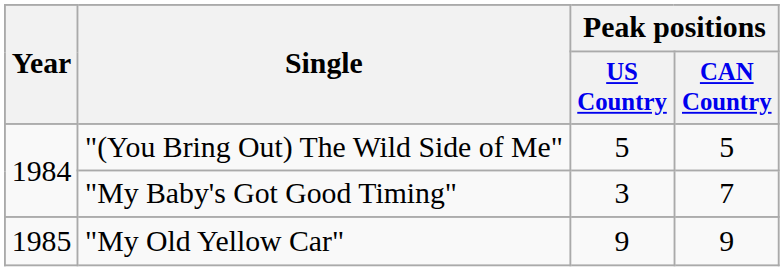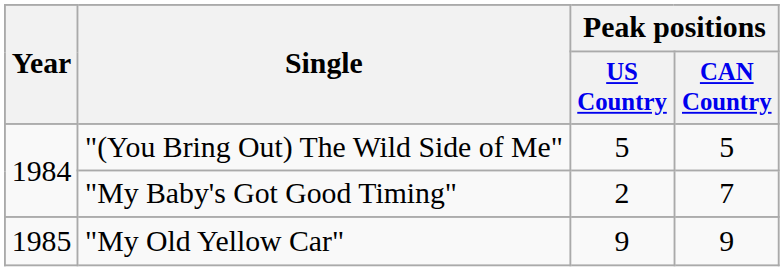(622, 193) 3 -> (622, 193) 2
